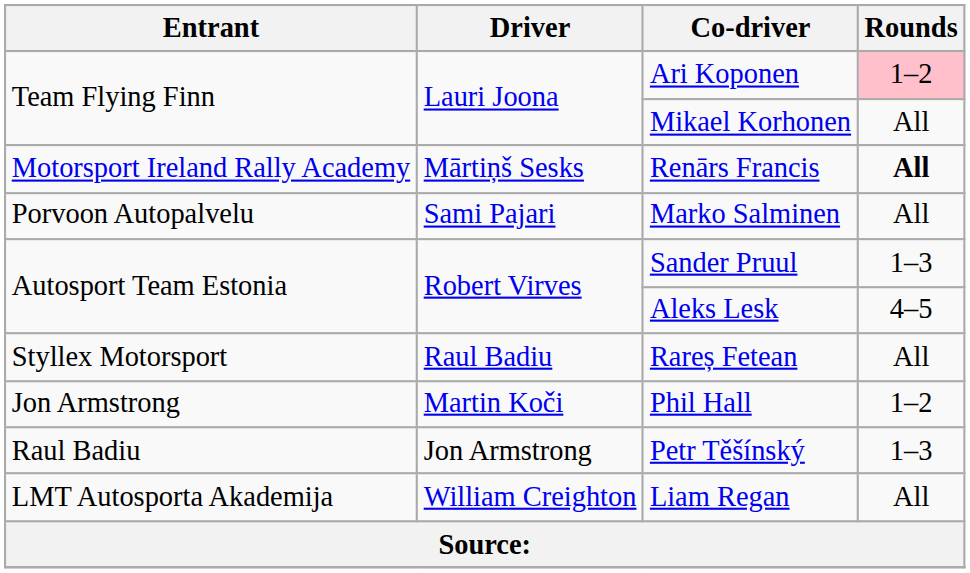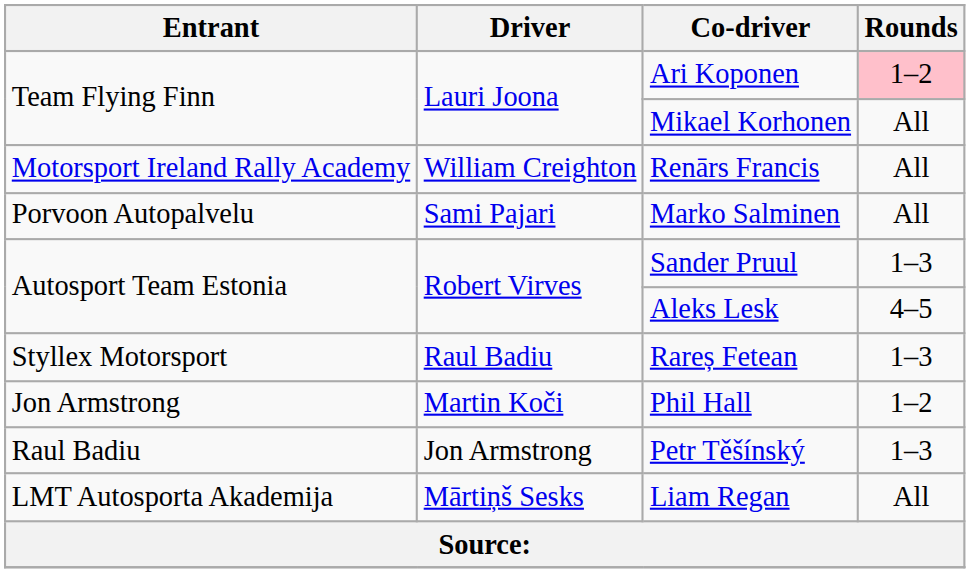(504, 168) Mārtiņš Sesks -> (530, 168) William Creighton
(911, 168) bold -> (911, 168) normal
(911, 355) All -> (911, 355) 1–3
(530, 496) William Creighton -> (504, 496) Mārtiņš Sesks
